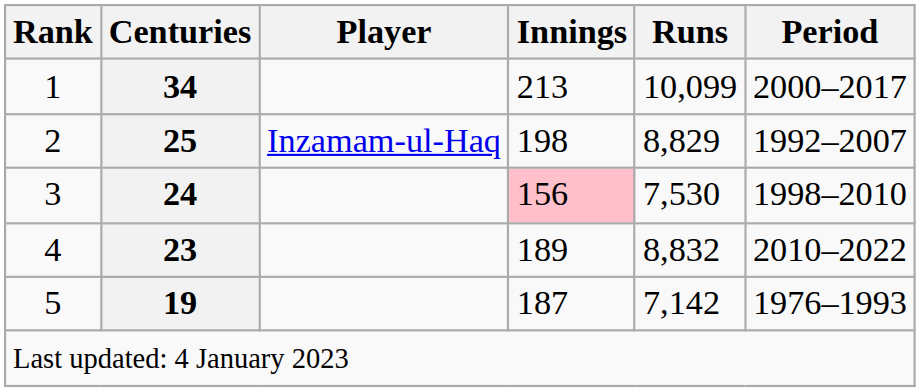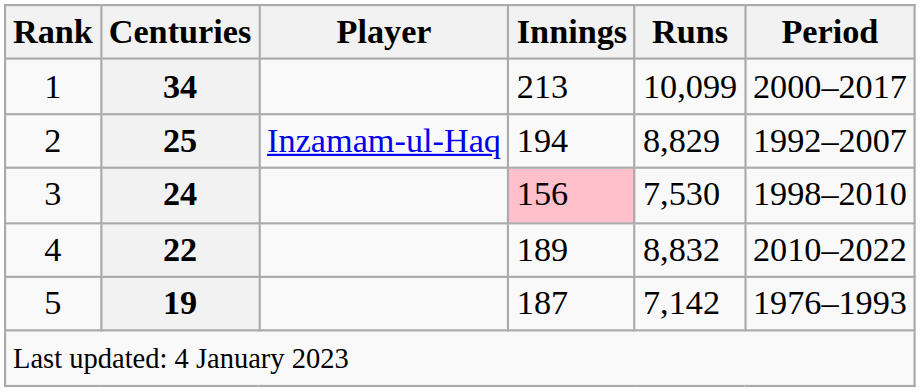(542, 140) 198 -> (542, 140) 194
(180, 248) 23 -> (180, 248) 22
